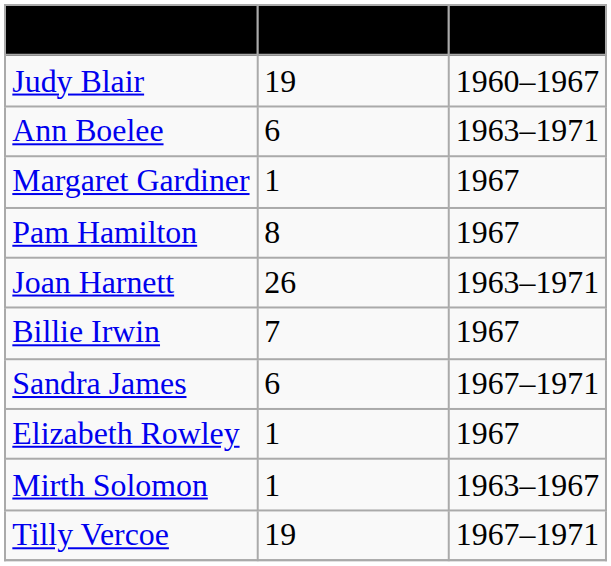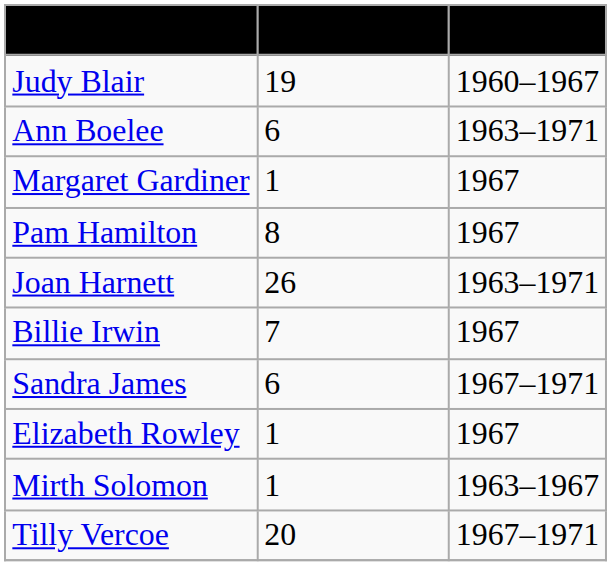(280, 534) 19 -> (280, 534) 20
